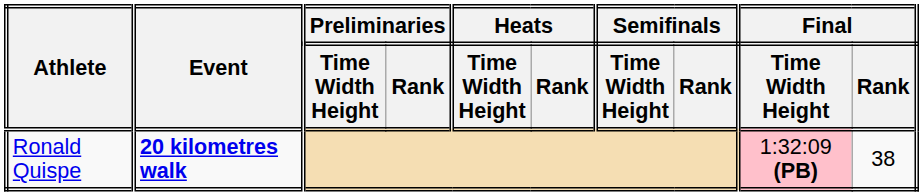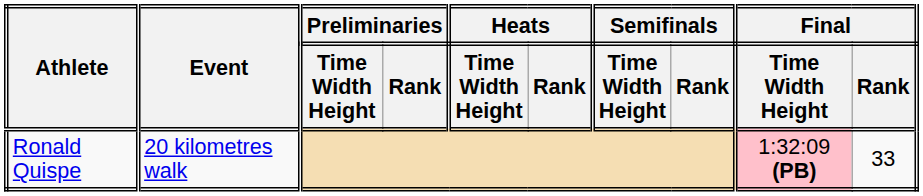(209, 159) bold -> (208, 159) normal
(883, 159) 38 -> (883, 159) 33
